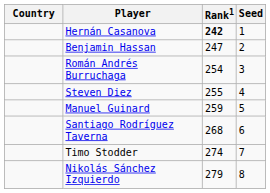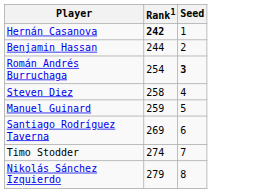- column: (34, 14)
(214, 48) 247 -> (155, 48) 244
(242, 70) normal -> (183, 70) bold
(214, 92) 255 -> (155, 92) 258
(214, 130) 268 -> (155, 130) 269
